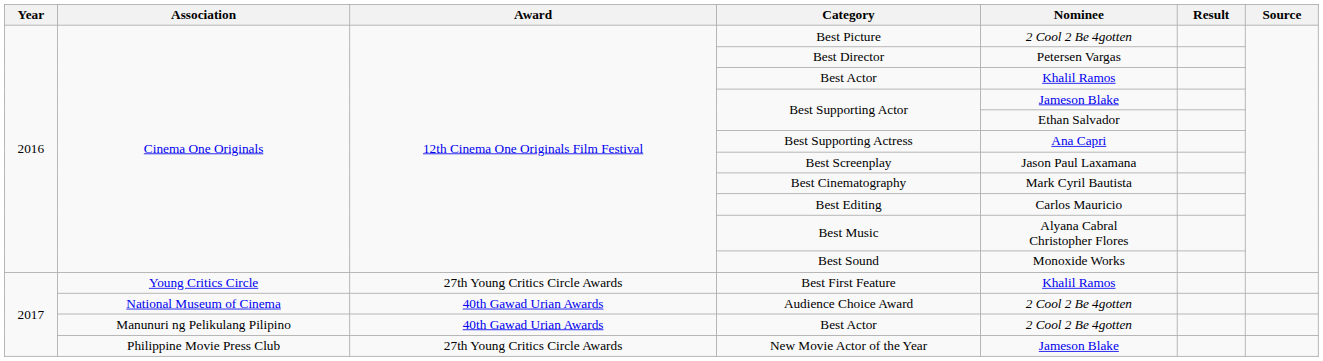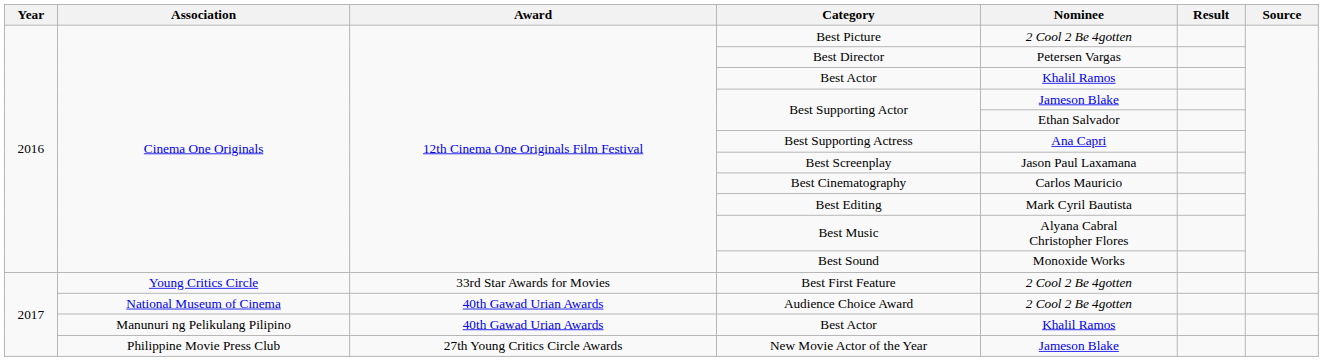(1079, 183) Mark Cyril Bautista -> (1079, 183) Carlos Mauricio
(1079, 204) Carlos Mauricio -> (1079, 204) Mark Cyril Bautista
(533, 282) 27th Young Critics Circle Awards -> (533, 282) 33rd Star Awards for Movies
(1079, 282) Khalil Ramos -> (1079, 282) 2 Cool 2 Be 4gotten
(1079, 324) 2 Cool 2 Be 4gotten -> (1079, 324) Khalil Ramos
